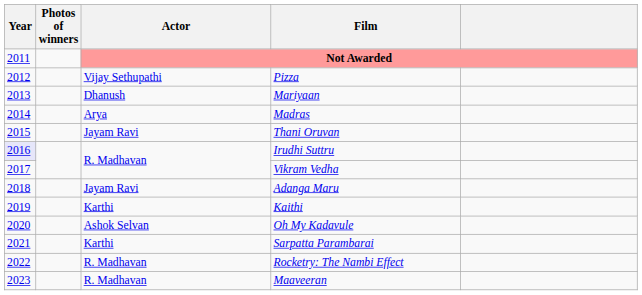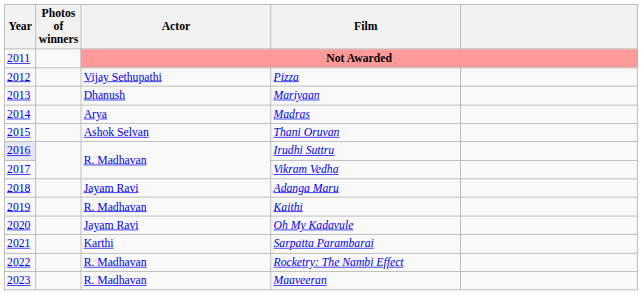(111, 132) Jayam Ravi -> (116, 132) Ashok Selvan
(99, 206) Karthi -> (115, 206) R. Madhavan
(116, 225) Ashok Selvan -> (111, 225) Jayam Ravi
